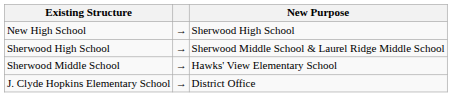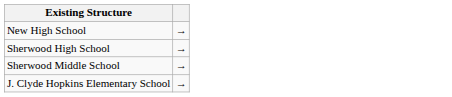- column: (318, 13)
